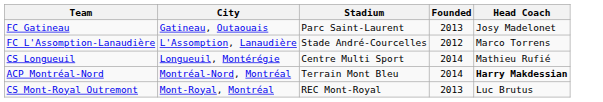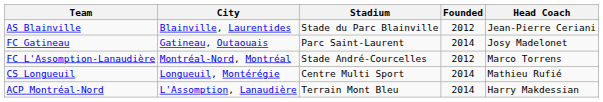+ row: (44, 28)
(452, 28) 2013 -> (463, 43) 2014
(228, 43) L'Assomption, Lanaudière -> (225, 58) Montréal-Nord, Montréal
(225, 74) Montréal-Nord, Montréal -> (228, 89) L'Assomption, Lanaudière
(522, 74) bold -> (533, 89) normal
- row: (72, 89)
